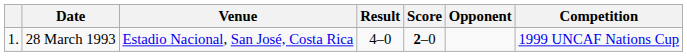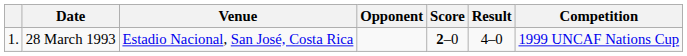columns swapped: (480, 16) <-> (380, 16)
